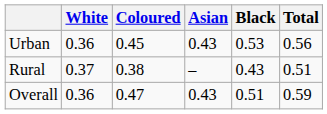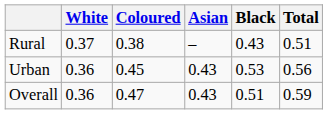rows swapped: (27, 69) <-> (29, 43)
